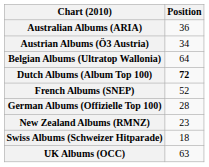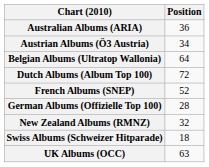(184, 75) bold -> (184, 75) normal
(184, 122) 23 -> (184, 122) 32
